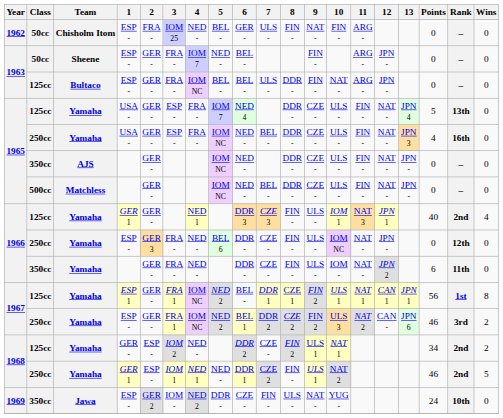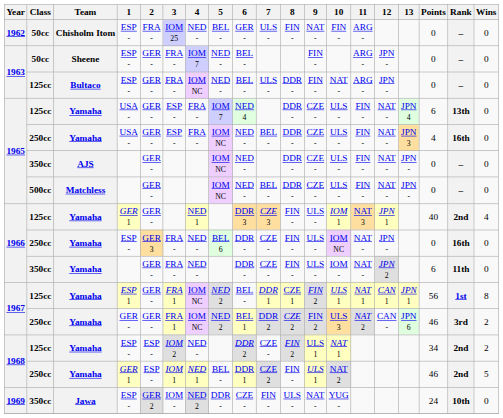(221, 85) BEL - -> (221, 85) NED -
(433, 111) 5 -> (433, 111) 6
(461, 243) 12th -> (461, 243) 16th
(129, 322) ESP - -> (129, 322) GER -
(129, 348) GER - -> (129, 348) ESP -
(221, 374) NED - -> (221, 374) BEL -
